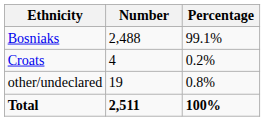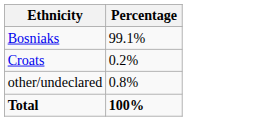- column: (144, 15)
